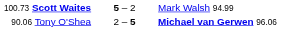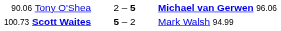rows swapped: (48, 8) <-> (51, 21)
